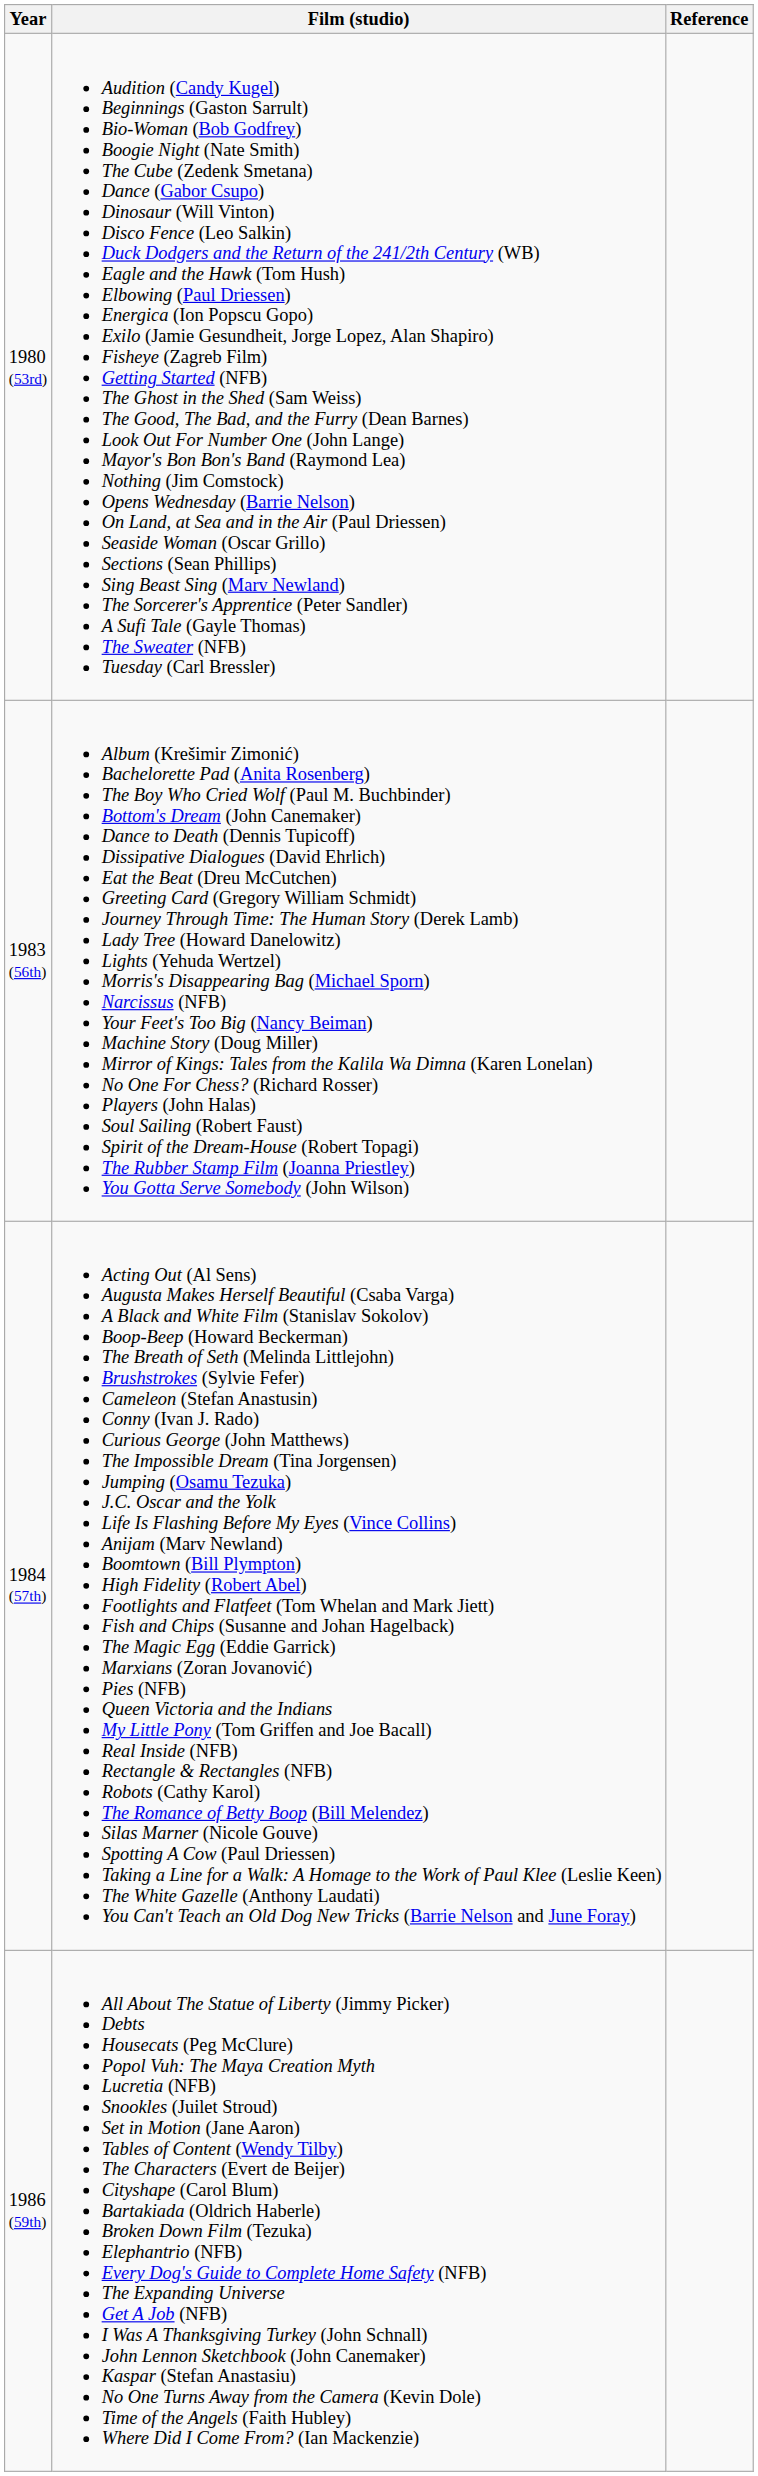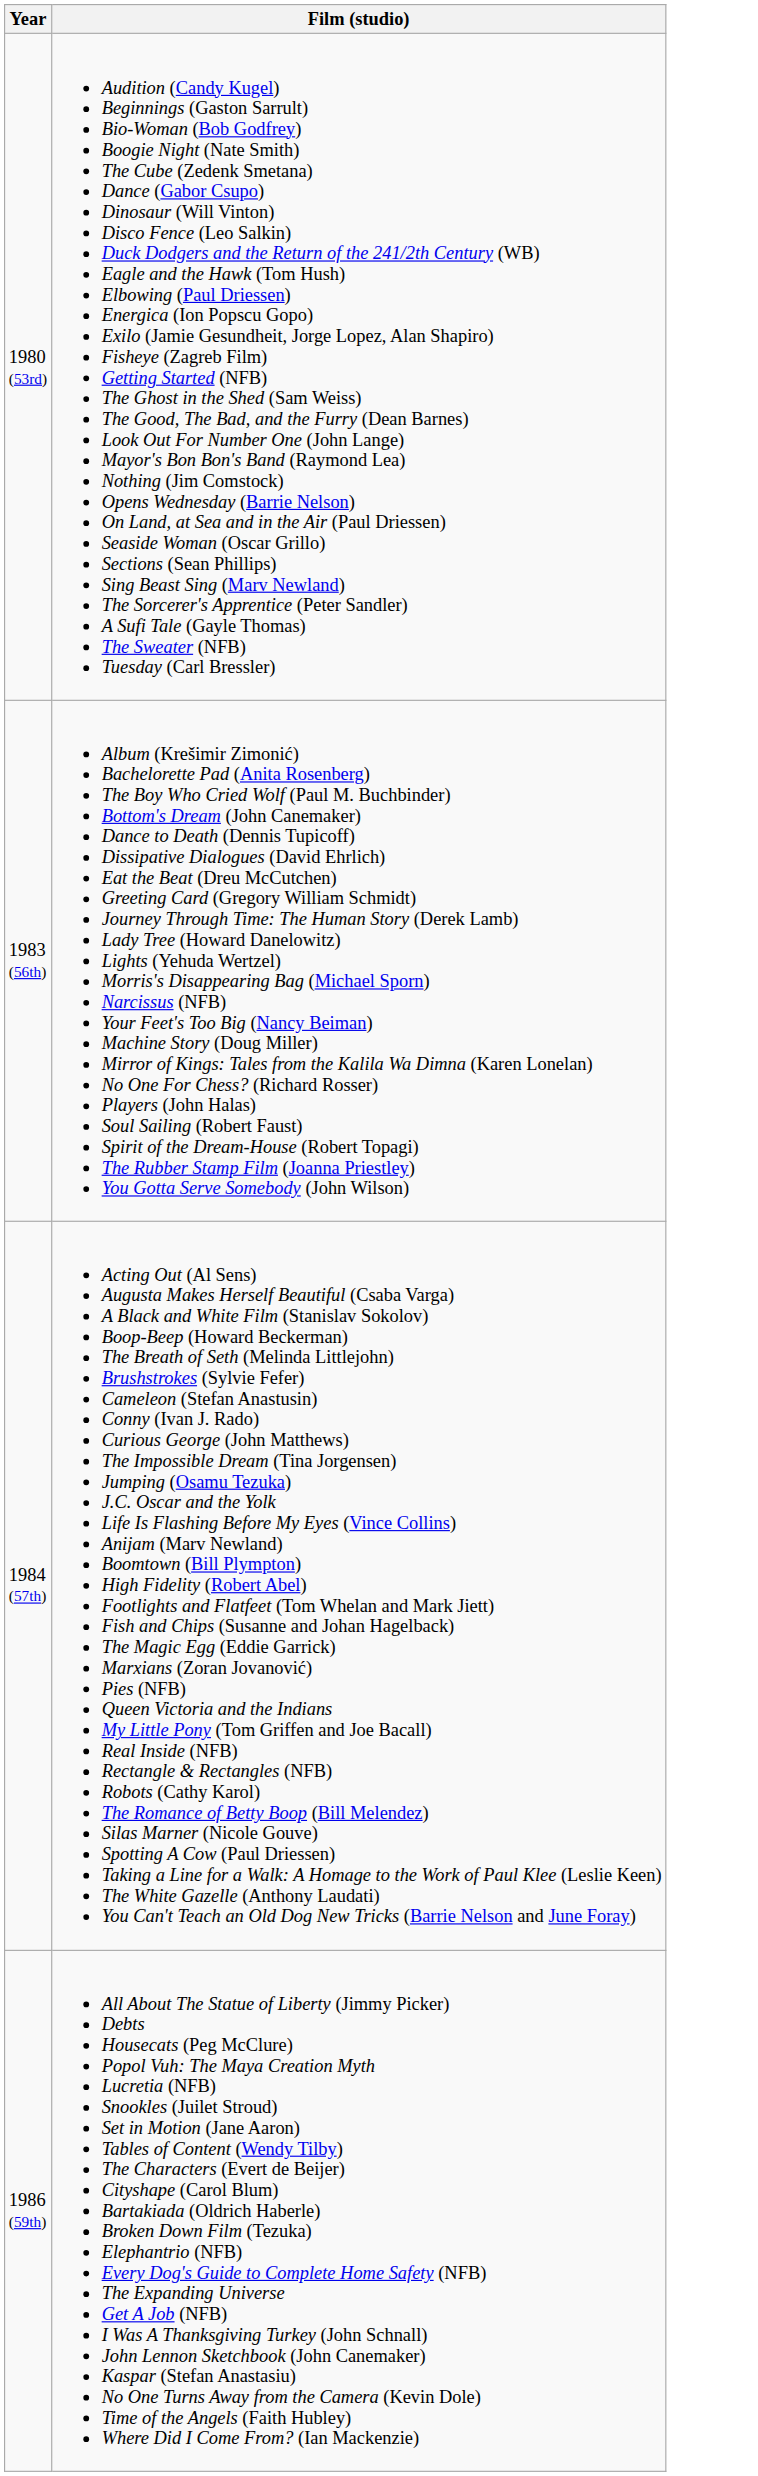- column: (709, 19)
